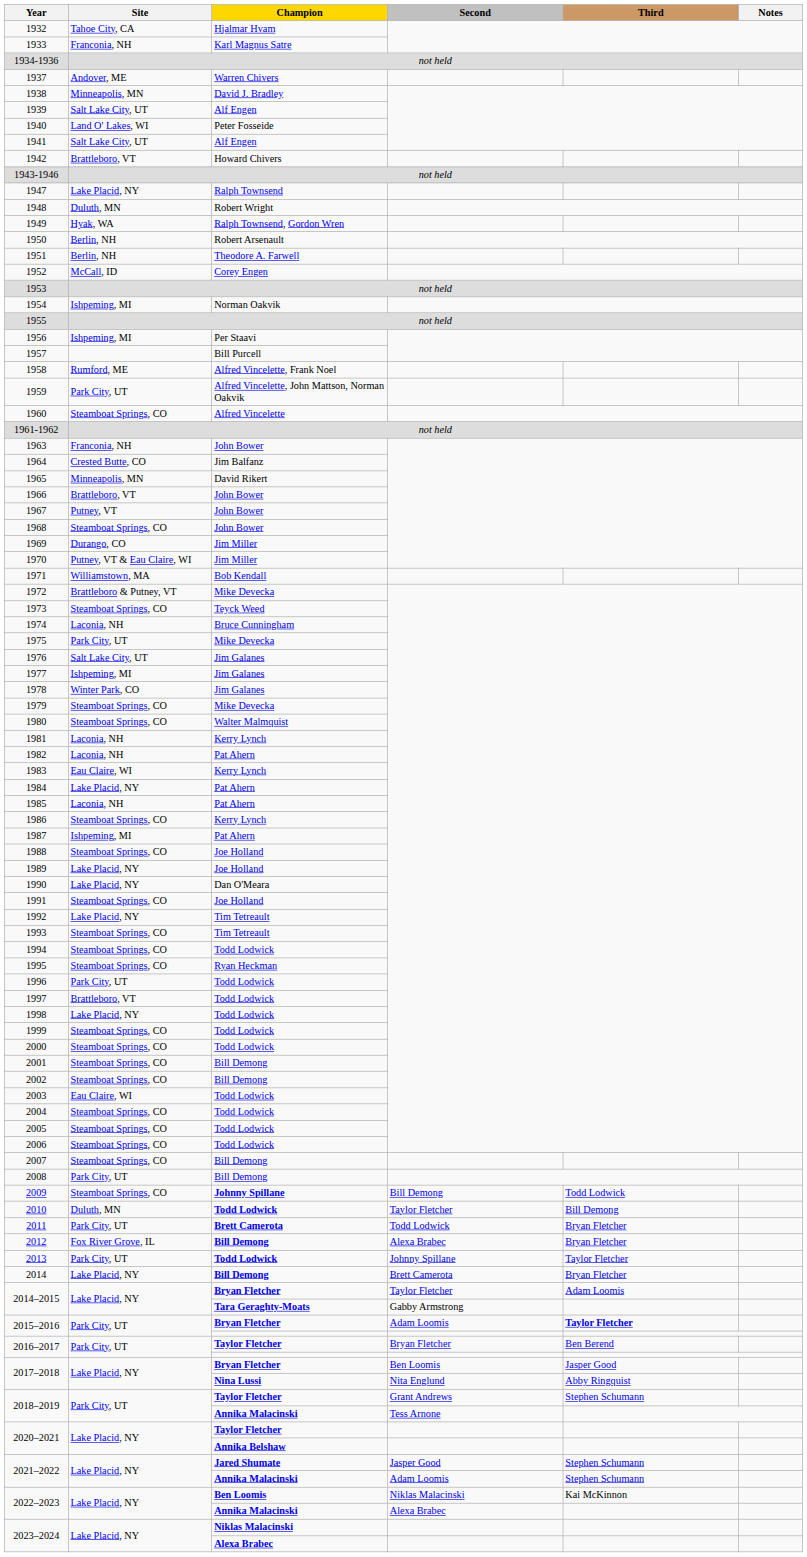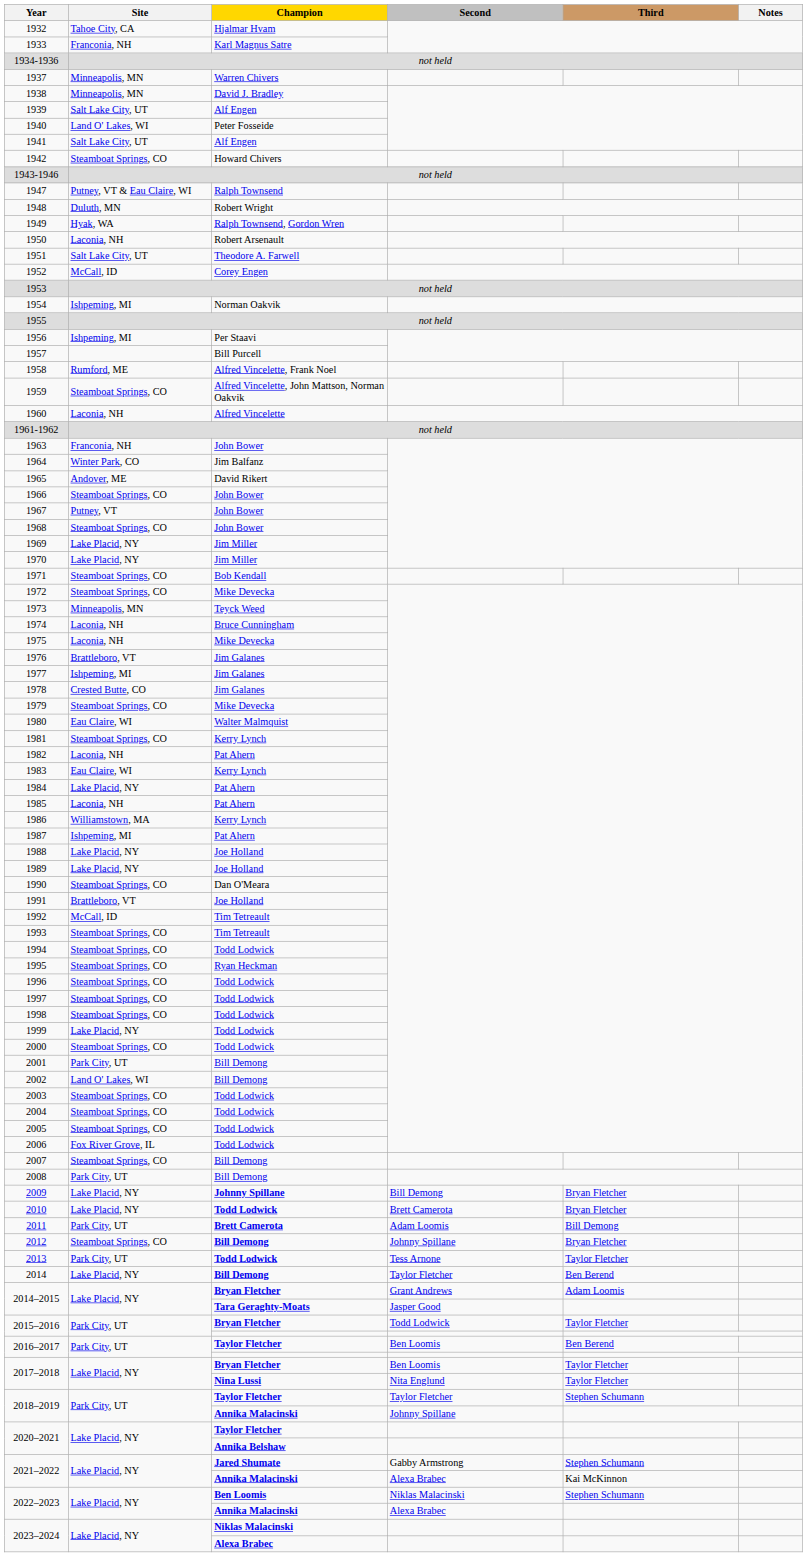(98, 77) Andover, ME -> (107, 77) Minneapolis, MN
(103, 158) Brattleboro, VT -> (119, 158) Steamboat Springs, CO
(105, 191) Lake Placid, NY -> (131, 191) Putney, VT & Eau Claire, WI
(93, 239) Berlin, NH -> (97, 239) Laconia, NH
(93, 256) Berlin, NH -> (109, 256) Salt Lake City, UT
(99, 391) Park City, UT -> (119, 391) Steamboat Springs, CO
(119, 413) Steamboat Springs, CO -> (97, 413) Laconia, NH
(108, 462) Crested Butte, CO -> (105, 462) Winter Park, CO
(107, 478) Minneapolis, MN -> (98, 478) Andover, ME
(103, 495) Brattleboro, VT -> (119, 495) Steamboat Springs, CO
(98, 543) Durango, CO -> (105, 543) Lake Placid, NY
(131, 560) Putney, VT & Eau Claire, WI -> (105, 560) Lake Placid, NY
(110, 576) Williamstown, MA -> (119, 576) Steamboat Springs, CO
(124, 592) Brattleboro & Putney, VT -> (119, 592) Steamboat Springs, CO
(119, 608) Steamboat Springs, CO -> (107, 608) Minneapolis, MN
(99, 641) Park City, UT -> (97, 641) Laconia, NH
(109, 657) Salt Lake City, UT -> (103, 657) Brattleboro, VT
(105, 689) Winter Park, CO -> (108, 689) Crested Butte, CO
(119, 722) Steamboat Springs, CO -> (101, 722) Eau Claire, WI
(97, 738) Laconia, NH -> (119, 738) Steamboat Springs, CO
(119, 819) Steamboat Springs, CO -> (110, 819) Williamstown, MA
(119, 852) Steamboat Springs, CO -> (105, 852) Lake Placid, NY
(105, 884) Lake Placid, NY -> (119, 884) Steamboat Springs, CO
(119, 901) Steamboat Springs, CO -> (103, 901) Brattleboro, VT
(105, 917) Lake Placid, NY -> (94, 917) McCall, ID
(99, 982) Park City, UT -> (119, 982) Steamboat Springs, CO
(103, 998) Brattleboro, VT -> (119, 998) Steamboat Springs, CO
(105, 1014) Lake Placid, NY -> (119, 1014) Steamboat Springs, CO
(119, 1031) Steamboat Springs, CO -> (105, 1031) Lake Placid, NY
(119, 1063) Steamboat Springs, CO -> (99, 1063) Park City, UT
(119, 1079) Steamboat Springs, CO -> (109, 1079) Land O' Lakes, WI
(101, 1095) Eau Claire, WI -> (119, 1095) Steamboat Springs, CO
(119, 1144) Steamboat Springs, CO -> (113, 1144) Fox River Grove, IL
(119, 1193) Steamboat Springs, CO -> (105, 1193) Lake Placid, NY
(595, 1193) Todd Lodwick -> (596, 1193) Bryan Fletcher
(96, 1209) Duluth, MN -> (105, 1209) Lake Placid, NY
(421, 1209) Taylor Fletcher -> (421, 1209) Brett Camerota
(592, 1209) Bill Demong -> (596, 1209) Bryan Fletcher
(420, 1225) Todd Lodwick -> (419, 1225) Adam Loomis
(596, 1225) Bryan Fletcher -> (592, 1225) Bill Demong
(113, 1242) Fox River Grove, IL -> (119, 1242) Steamboat Springs, CO
(418, 1242) Alexa Brabec -> (423, 1242) Johnny Spillane
(423, 1258) Johnny Spillane -> (415, 1258) Tess Arnone
(421, 1274) Brett Camerota -> (421, 1274) Taylor Fletcher
(596, 1274) Bryan Fletcher -> (590, 1274) Ben Berend
(421, 1290) Taylor Fletcher -> (421, 1290) Grant Andrews
(427, 1307) Gabby Armstrong -> (415, 1307) Jasper Good
(419, 1323) Adam Loomis -> (420, 1323) Todd Lodwick
(599, 1323) bold -> (597, 1323) normal
(420, 1344) Bryan Fletcher -> (415, 1344) Ben Loomis
(591, 1365) Jasper Good -> (597, 1365) Taylor Fletcher
(598, 1381) Abby Ringquist -> (597, 1381) Taylor Fletcher
(421, 1397) Grant Andrews -> (421, 1397) Taylor Fletcher
(415, 1413) Tess Arnone -> (423, 1413) Johnny Spillane
(415, 1462) Jasper Good -> (427, 1462) Gabby Armstrong
(419, 1478) Adam Loomis -> (418, 1478) Alexa Brabec
(605, 1478) Stephen Schumann -> (596, 1478) Kai McKinnon
(596, 1495) Kai McKinnon -> (605, 1495) Stephen Schumann
